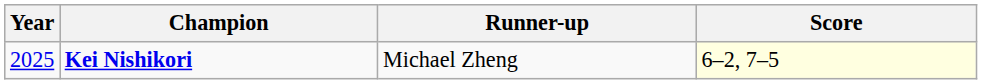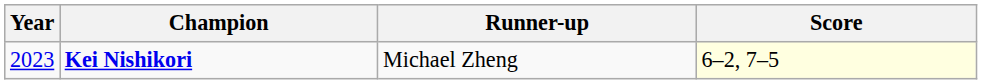(32, 59) 2025 -> (32, 59) 2023
